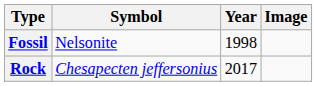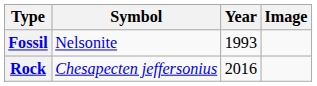(241, 42) 1998 -> (241, 42) 1993
(241, 68) 2017 -> (241, 68) 2016
